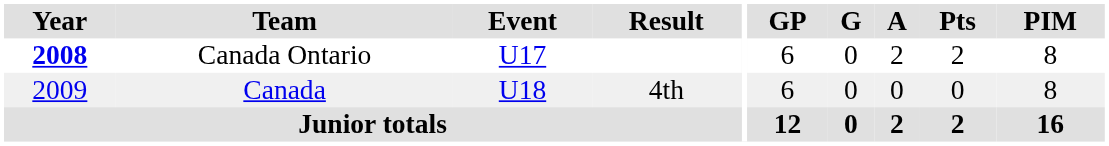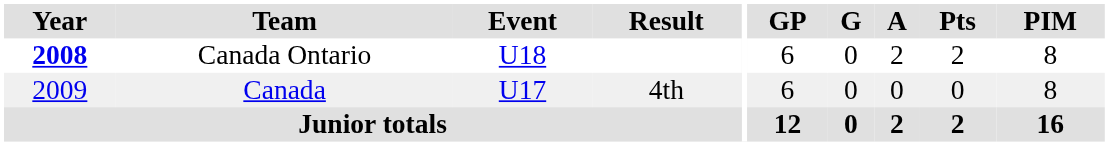(522, 55) U17 -> (522, 55) U18
(522, 89) U18 -> (522, 89) U17
